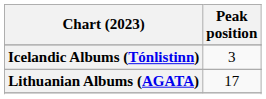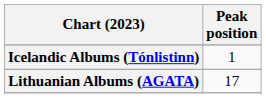(232, 57) 3 -> (232, 57) 1
